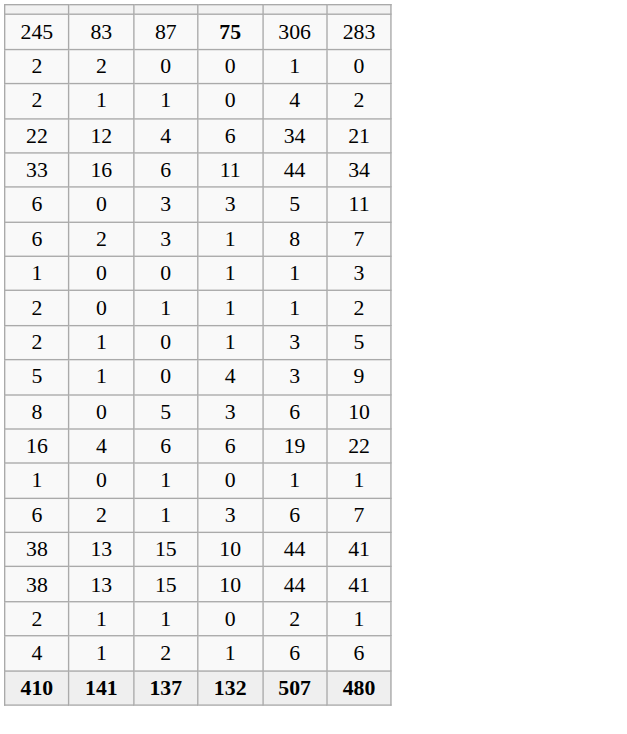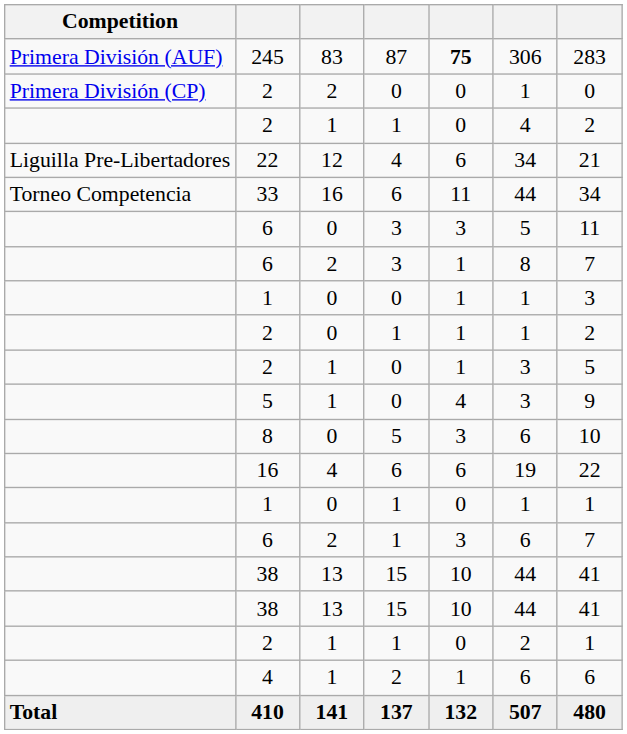+ column: (120, 21)
